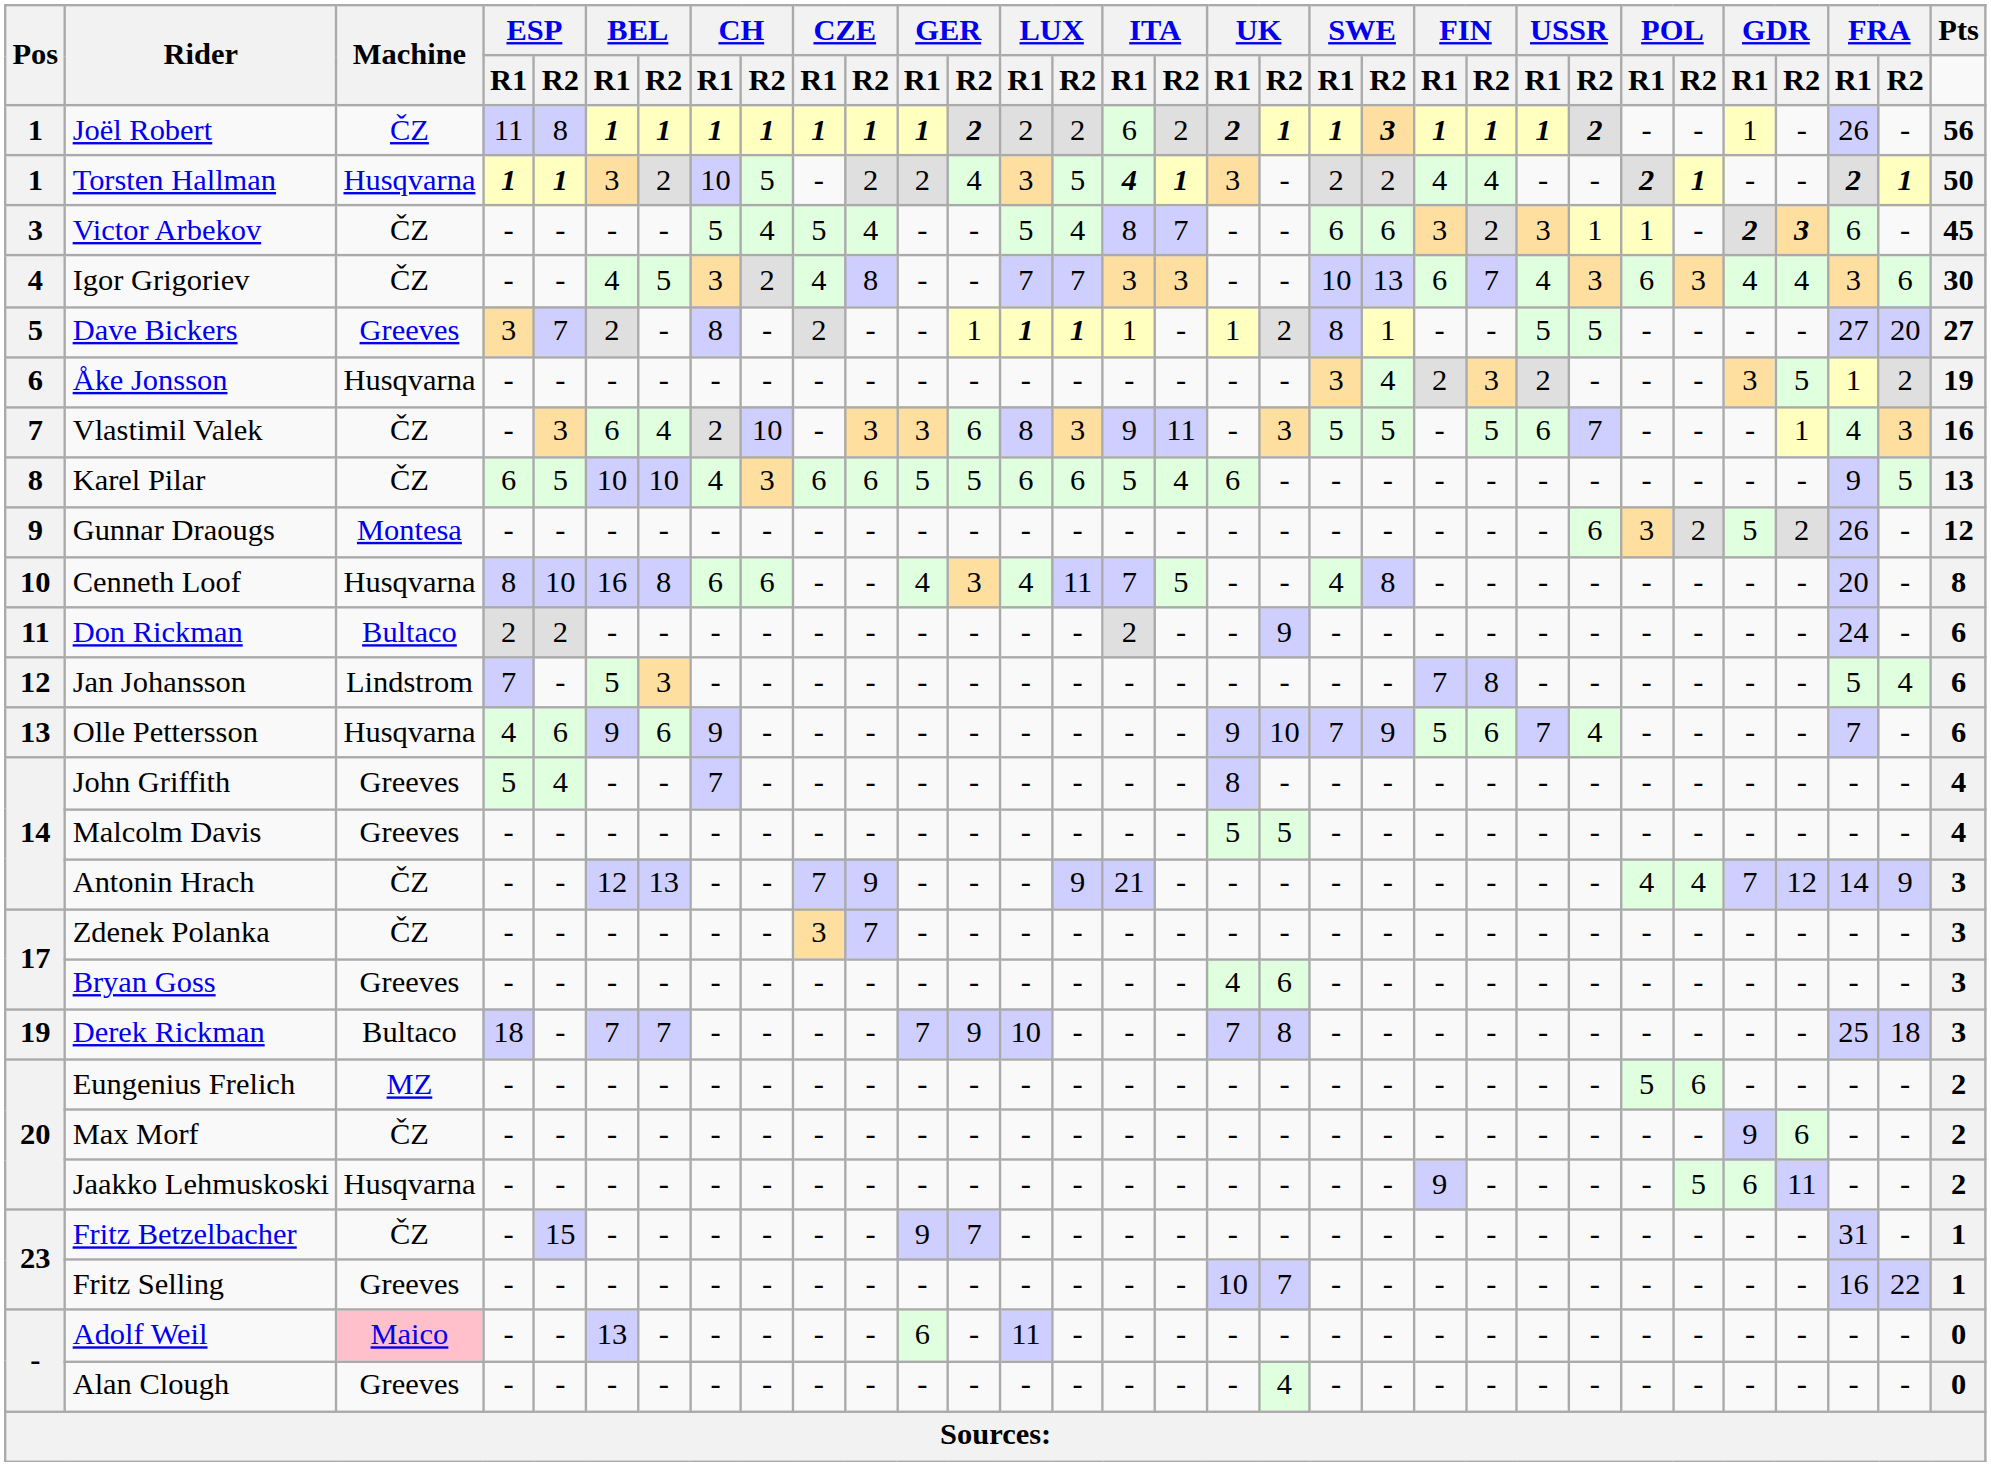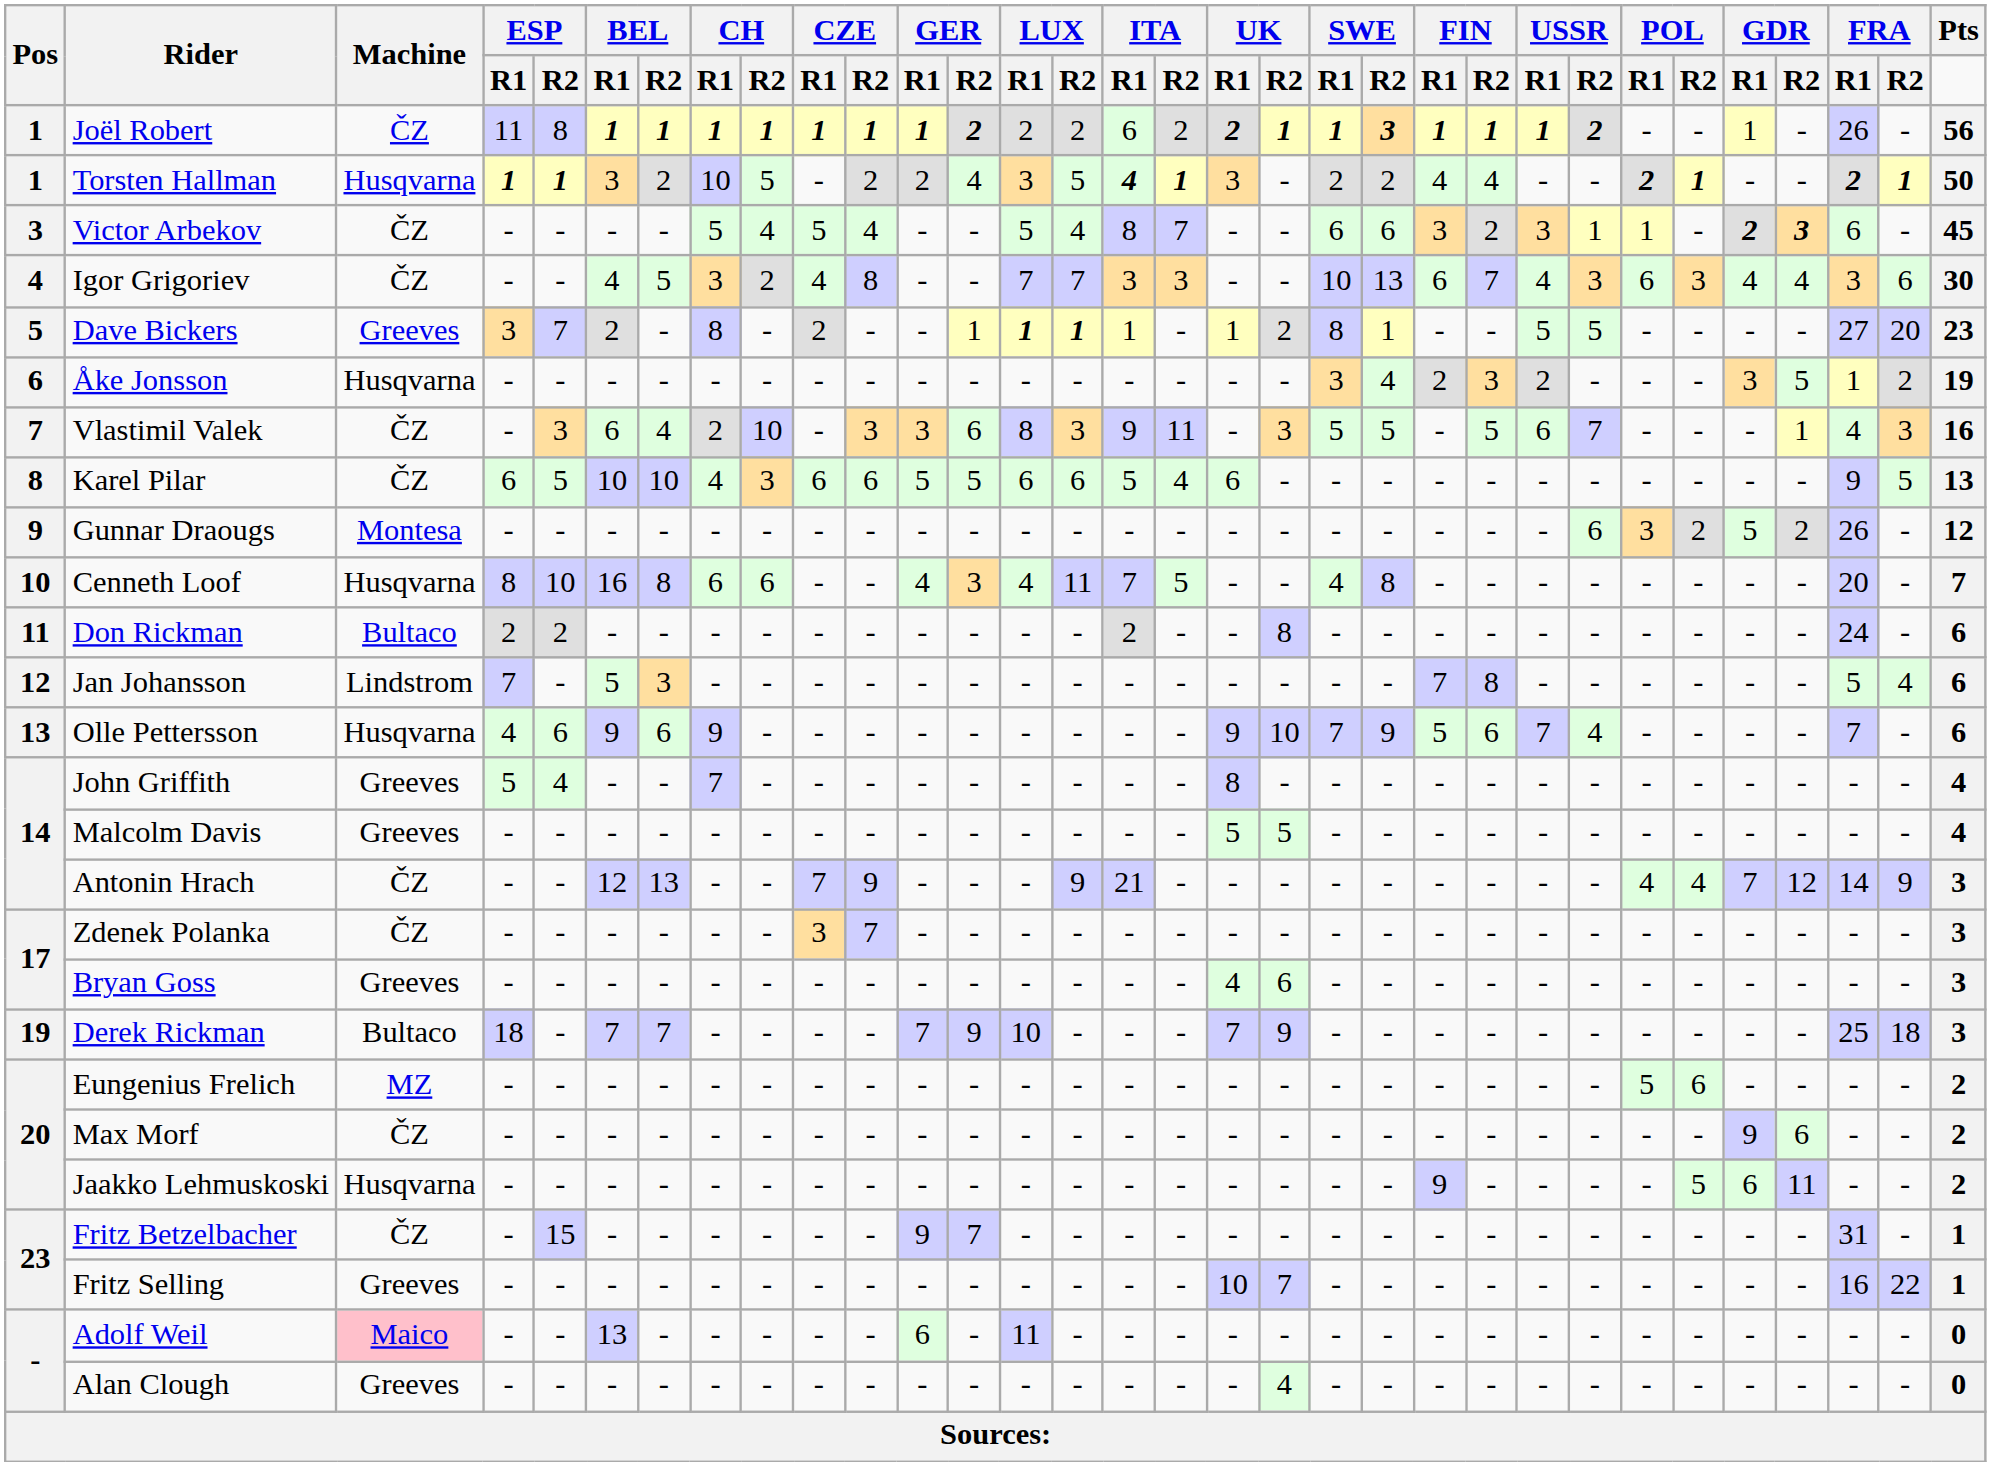(1959, 330) 27 -> (1959, 330) 23
(1959, 581) 8 -> (1959, 581) 7
(1284, 631) 9 -> (1284, 631) 8
(1284, 1033) 8 -> (1284, 1033) 9
